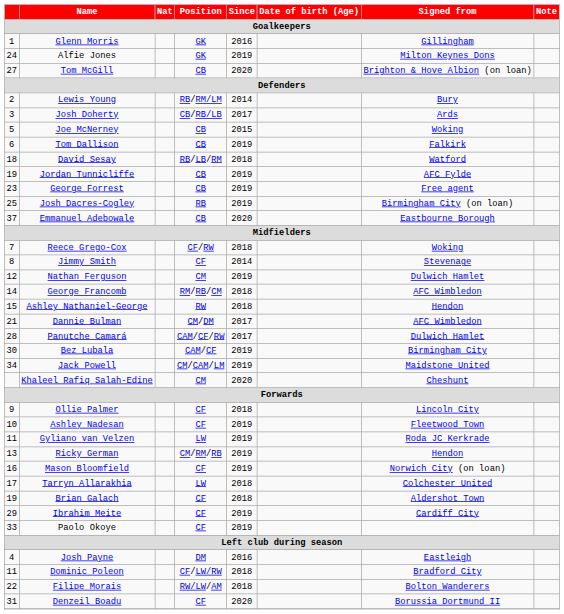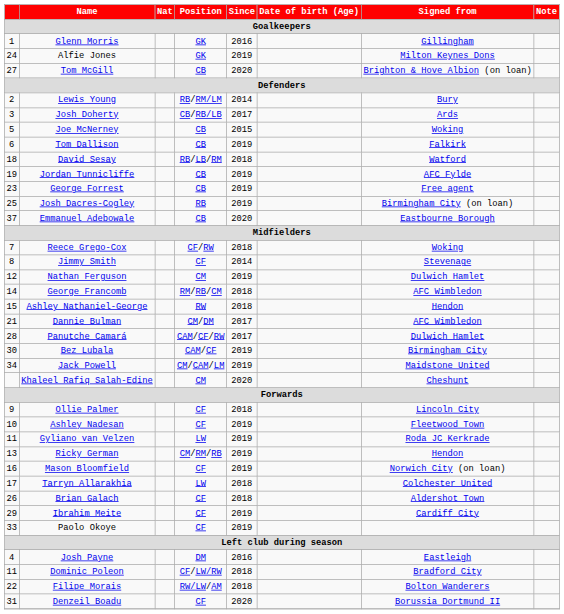(12, 498) 19 -> (12, 498) 26
